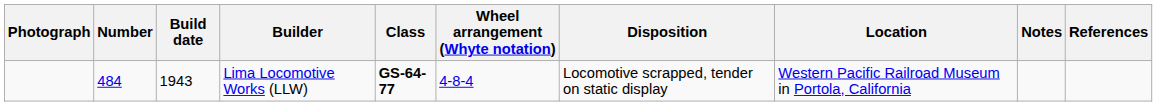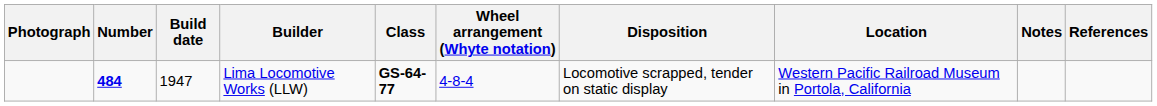(110, 80) normal -> (110, 80) bold
(176, 80) 1943 -> (176, 80) 1947
